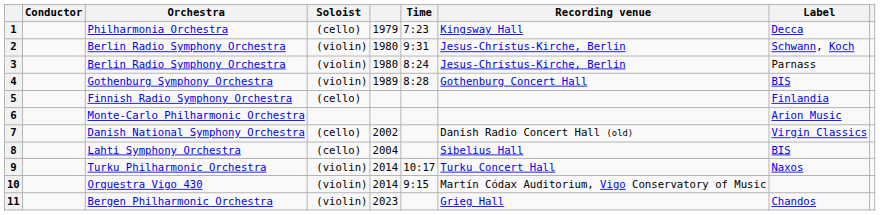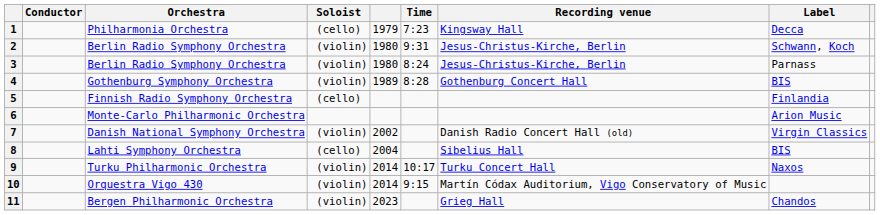(335, 133) (cello) -> (339, 133) (violin)
